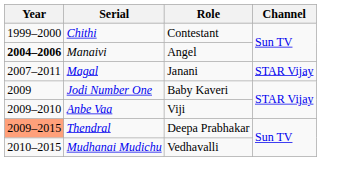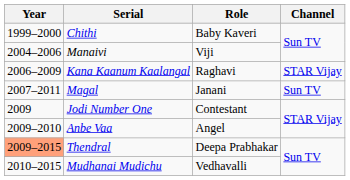(193, 33) Contestant -> (226, 33) Baby Kaveri
(34, 52) bold -> (34, 52) normal
(182, 52) Angel -> (205, 52) Viji
+ row: (128, 71)
(284, 71) STAR Vijay -> (302, 90) Sun TV
(198, 90) Baby Kaveri -> (221, 109) Contestant
(176, 109) Viji -> (210, 128) Angel
